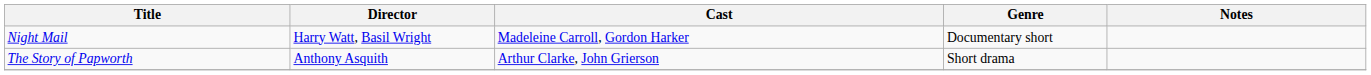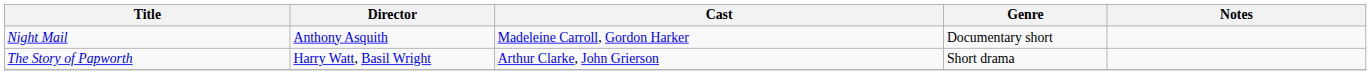(362, 37) Harry Watt, Basil Wright -> (341, 37) Anthony Asquith
(341, 59) Anthony Asquith -> (362, 59) Harry Watt, Basil Wright
